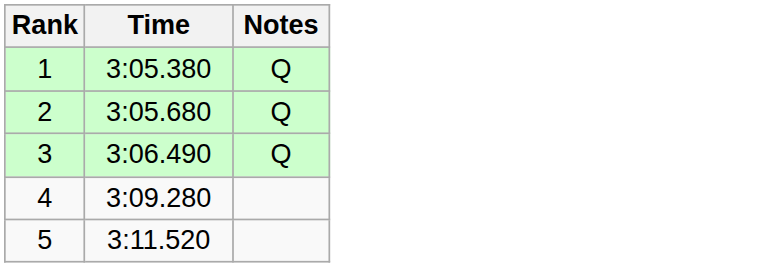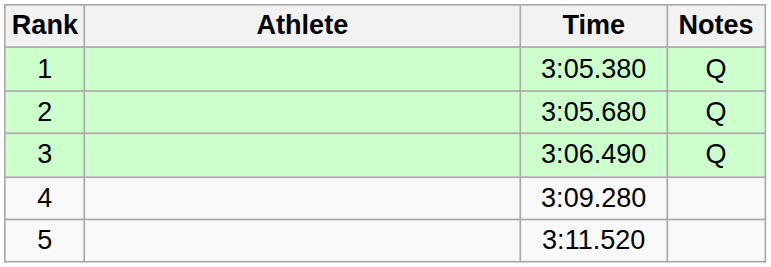+ column: (302, 25)
